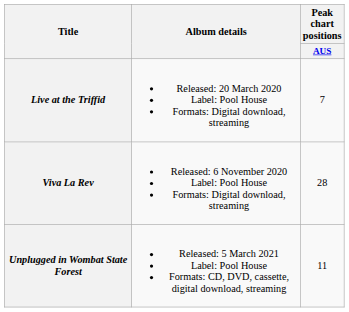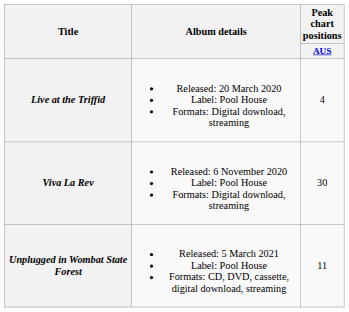(322, 100) 7 -> (322, 100) 4
(322, 183) 28 -> (322, 183) 30
